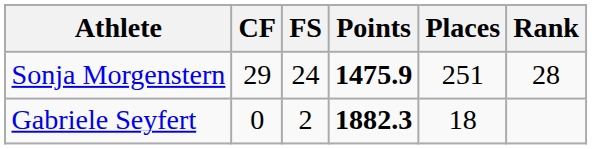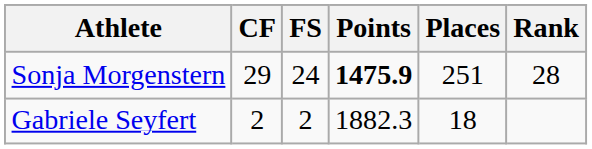(257, 120) 0 -> (257, 120) 2
(374, 120) bold -> (374, 120) normal
